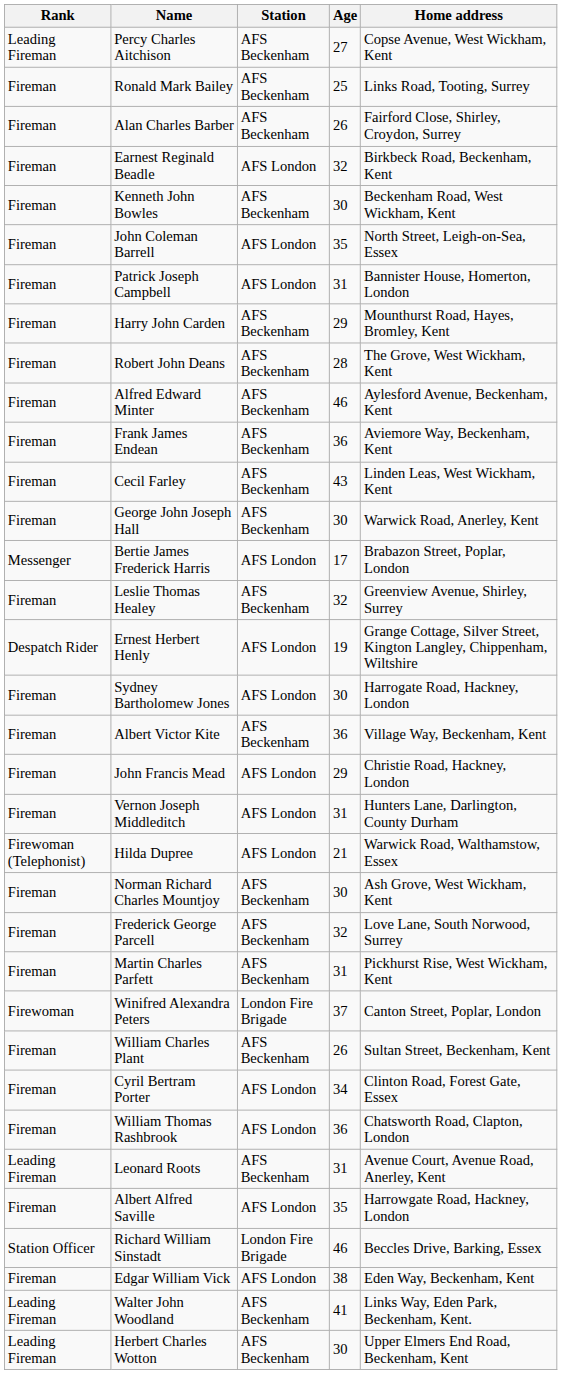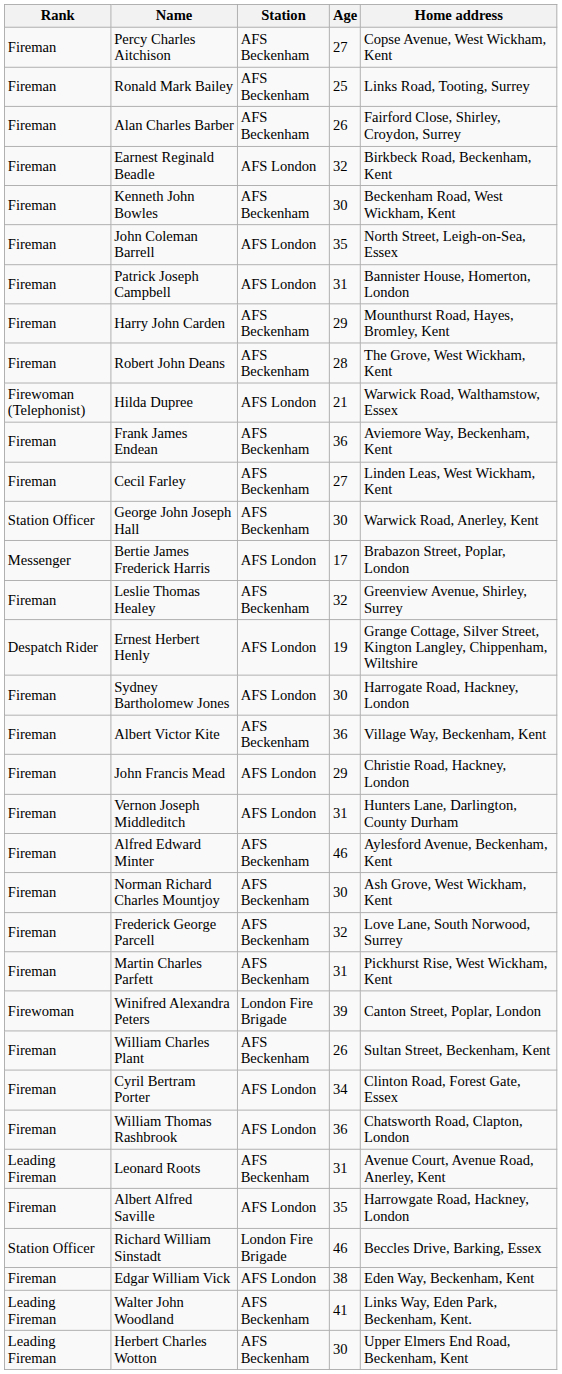(32, 47) Leading Fireman -> (32, 47) Fireman
rows swapped: (154, 853) <-> (158, 402)
(340, 481) 43 -> (340, 481) 27
(32, 520) Fireman -> (51, 520) Station Officer
(340, 1011) 37 -> (340, 1011) 39
